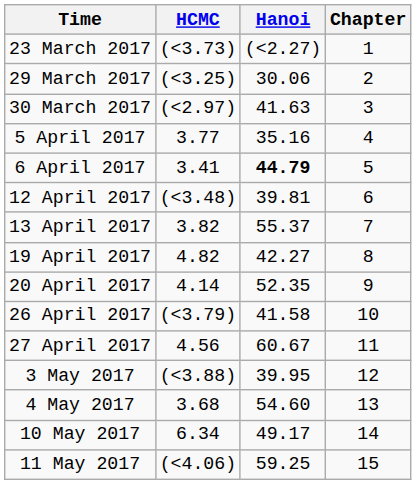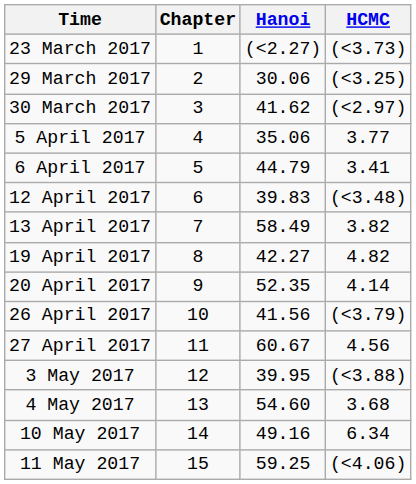columns swapped: (368, 20) <-> (198, 20)
(283, 109) 41.63 -> (283, 109) 41.62
(283, 138) 35.16 -> (283, 138) 35.06
(283, 168) bold -> (283, 168) normal
(283, 198) 39.81 -> (283, 198) 39.83
(283, 227) 55.37 -> (283, 227) 58.49
(283, 316) 41.58 -> (283, 316) 41.56
(283, 435) 49.17 -> (283, 435) 49.16
